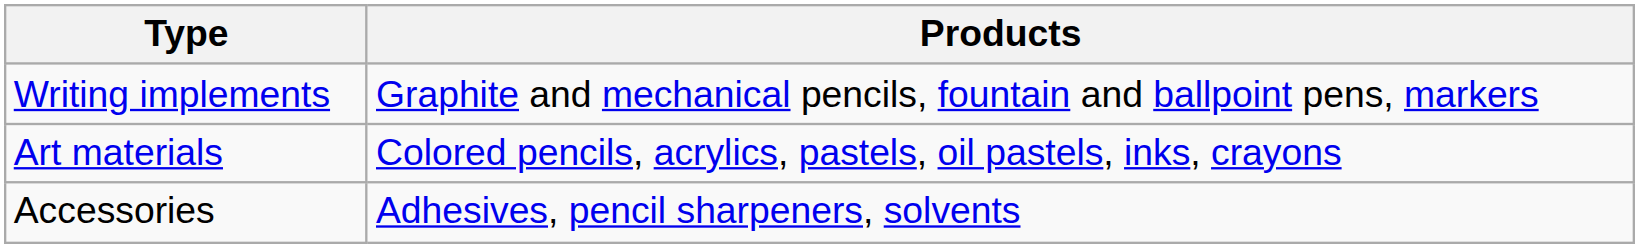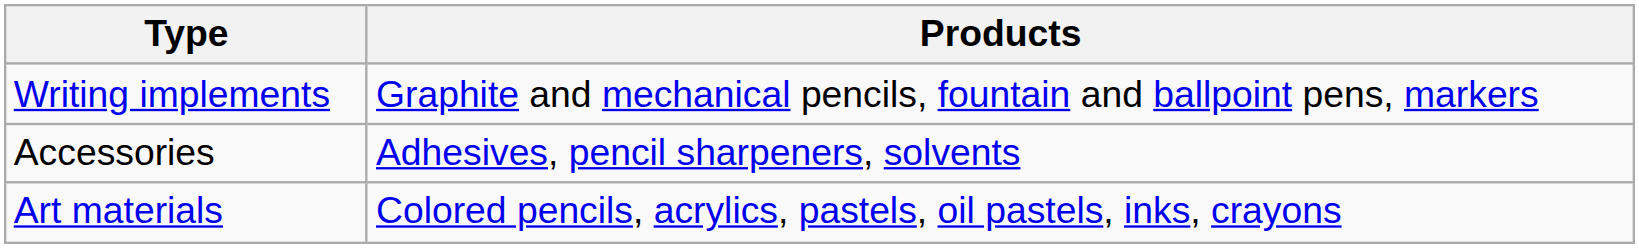rows swapped: (118, 152) <-> (114, 211)
